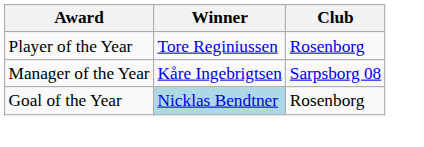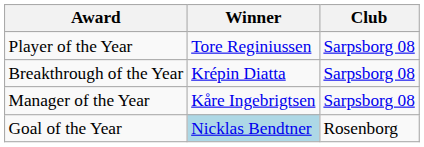(327, 45) Rosenborg -> (369, 45) Sarpsborg 08
+ row: (96, 73)
